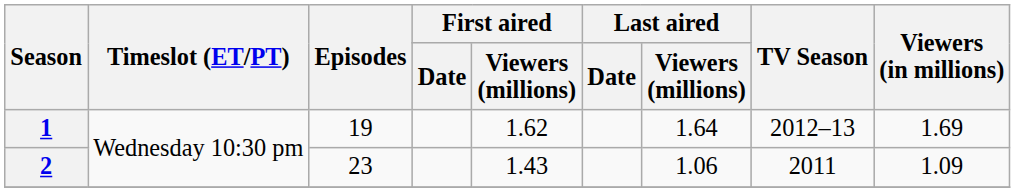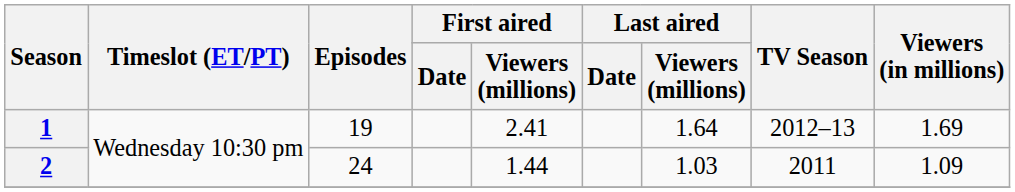(527, 128) 1.62 -> (527, 128) 2.41
(361, 166) 23 -> (361, 166) 24
(527, 166) 1.43 -> (527, 166) 1.44
(696, 166) 1.06 -> (696, 166) 1.03
